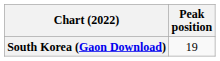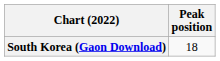(192, 46) 19 -> (192, 46) 18
